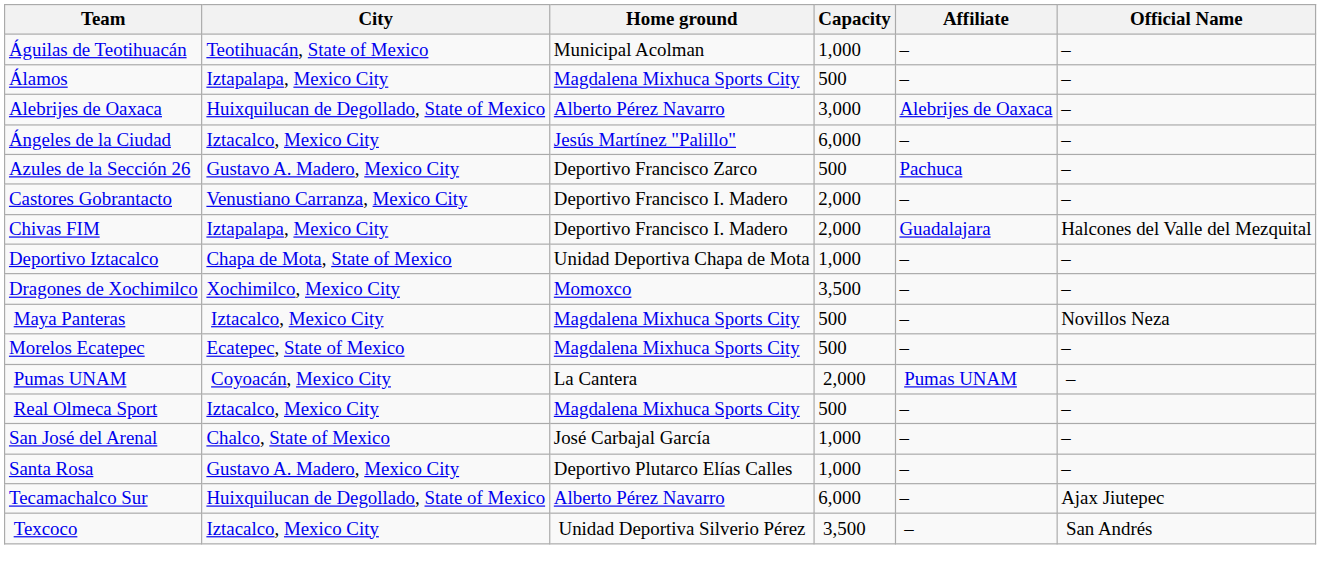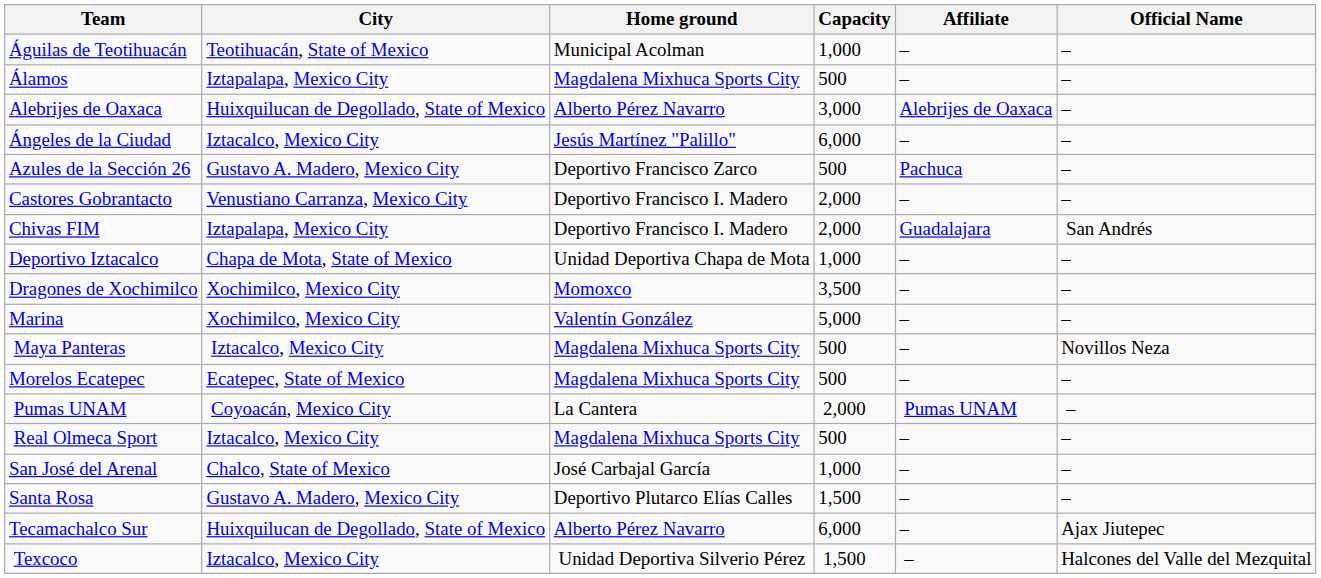(1186, 229) Halcones del Valle del Mezquital -> (1107, 229) San Andrés
+ row: (36, 318)
(840, 468) 1,000 -> (840, 498) 1,500
(844, 528) 3,500 -> (844, 558) 1,500
(1107, 528) San Andrés -> (1186, 558) Halcones del Valle del Mezquital
